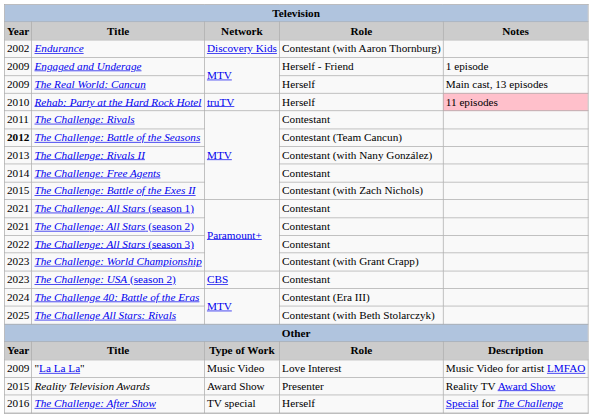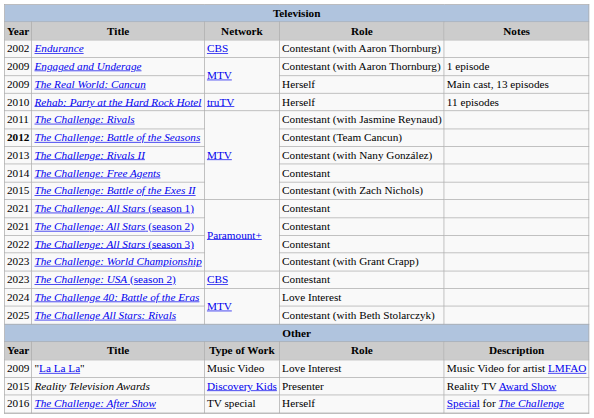(242, 48) Discovery Kids -> (218, 48) CBS
(318, 66) Herself - Friend -> (361, 66) Contestant (with Aaron Thornburg)
(472, 102) pink background -> (473, 102) no background
(306, 119) Contestant -> (362, 119) Contestant (with Jasmine Reynaud)
(326, 297) Contestant (Era III) -> (312, 297) Love Interest
(236, 386) Award Show -> (242, 386) Discovery Kids
